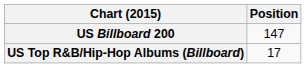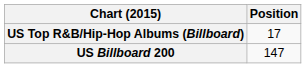rows swapped: (126, 33) <-> (126, 53)
